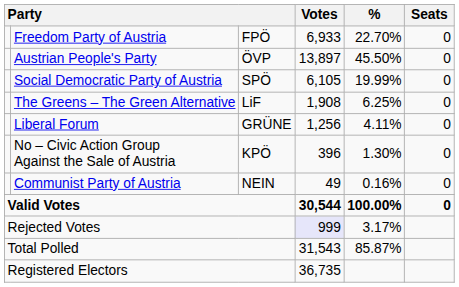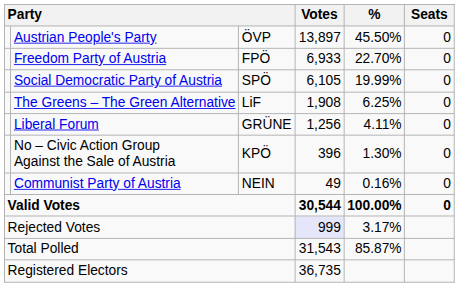rows swapped: (85, 59) <-> (90, 37)
